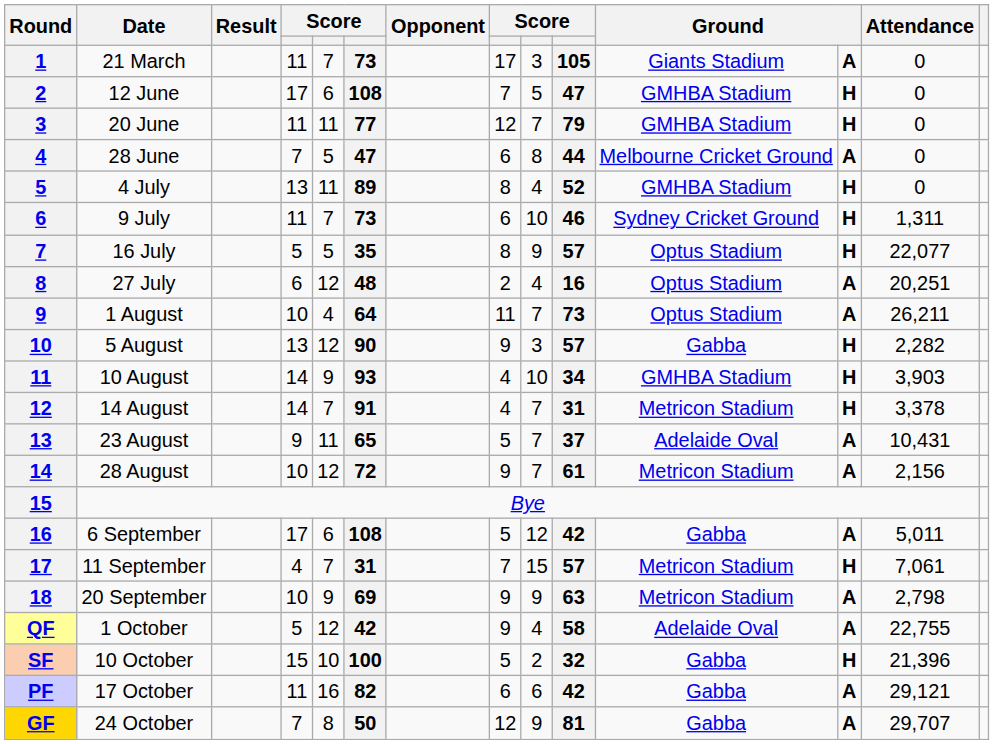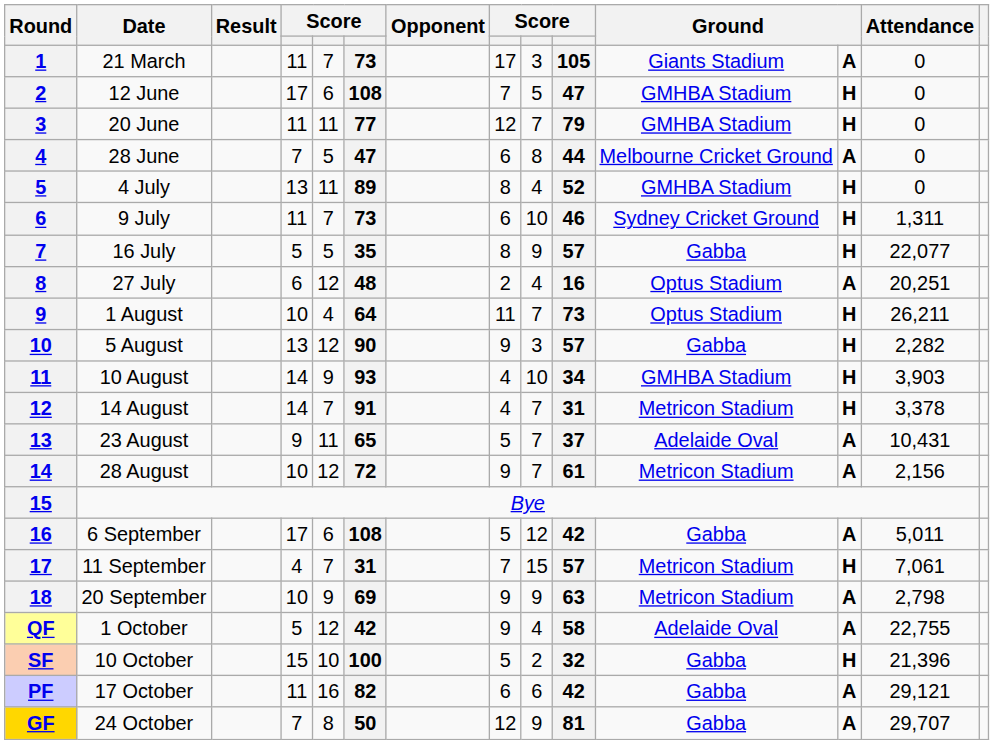(716, 251) Optus Stadium -> (716, 251) Gabba
(849, 314) A -> (849, 314) H
